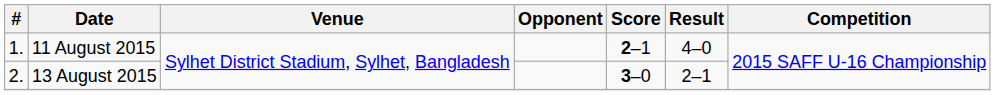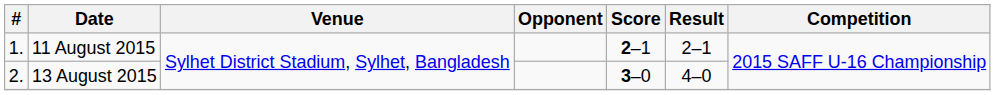(696, 47) 4–0 -> (696, 47) 2–1
(696, 76) 2–1 -> (696, 76) 4–0
